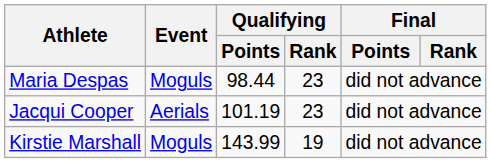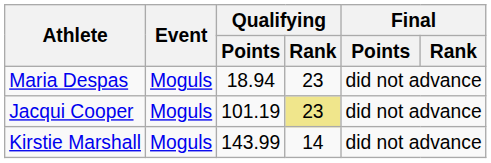(251, 81) 98.44 -> (251, 81) 18.94
(180, 112) Aerials -> (181, 112) Moguls
(313, 112) no background -> (313, 112) khaki background
(313, 142) 19 -> (313, 142) 14
